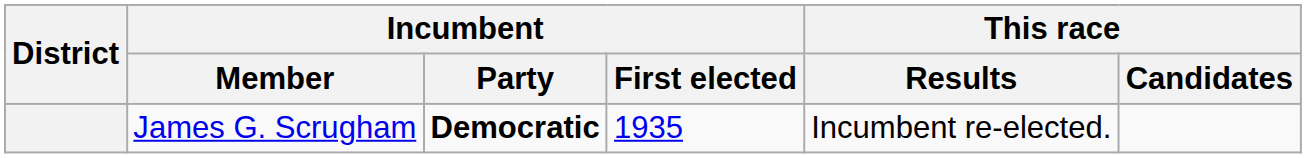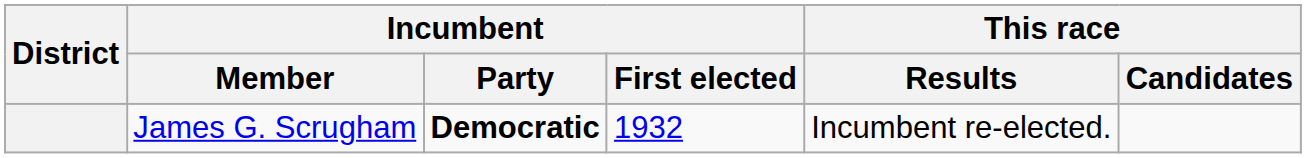(649, 127) 1935 -> (649, 127) 1932
